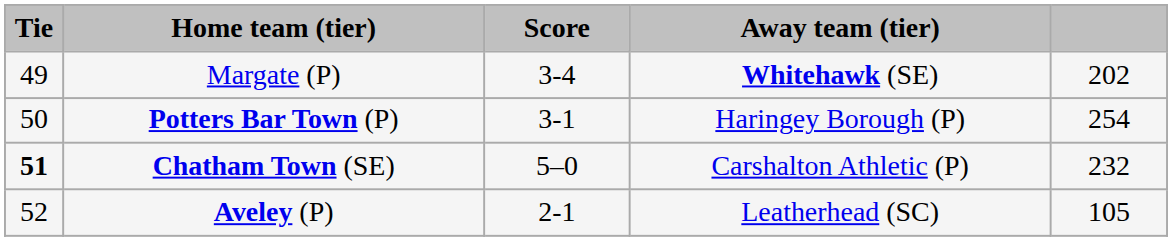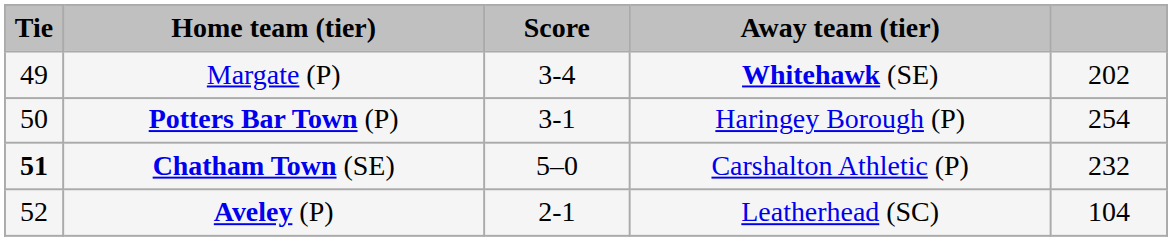(1109, 212) 105 -> (1109, 212) 104
